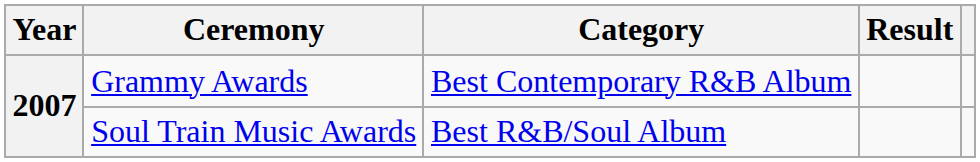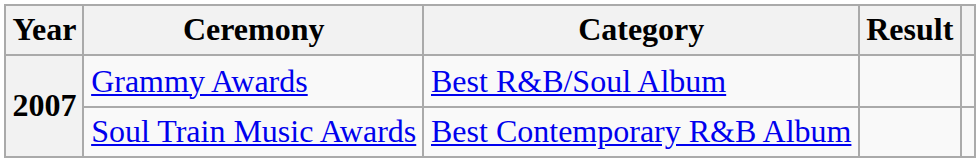(641, 80) Best Contemporary R&B Album -> (579, 80) Best R&B/Soul Album
(579, 131) Best R&B/Soul Album -> (641, 131) Best Contemporary R&B Album
